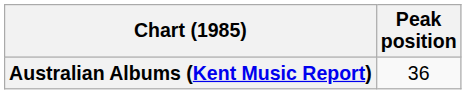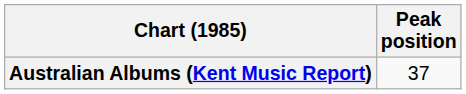(419, 72) 36 -> (419, 72) 37
